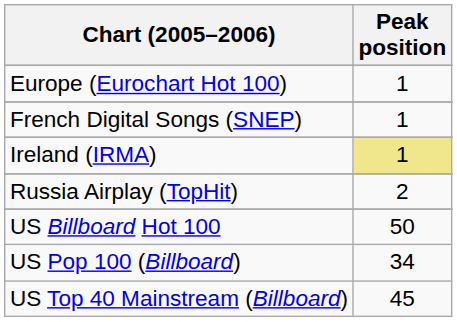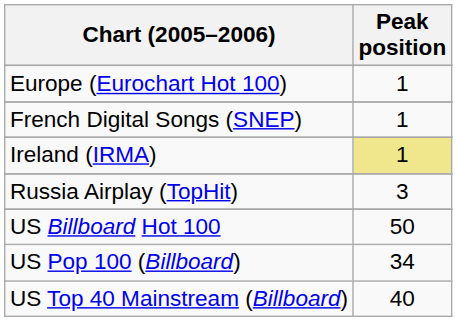(402, 190) 2 -> (402, 190) 3
(402, 298) 45 -> (402, 298) 40
